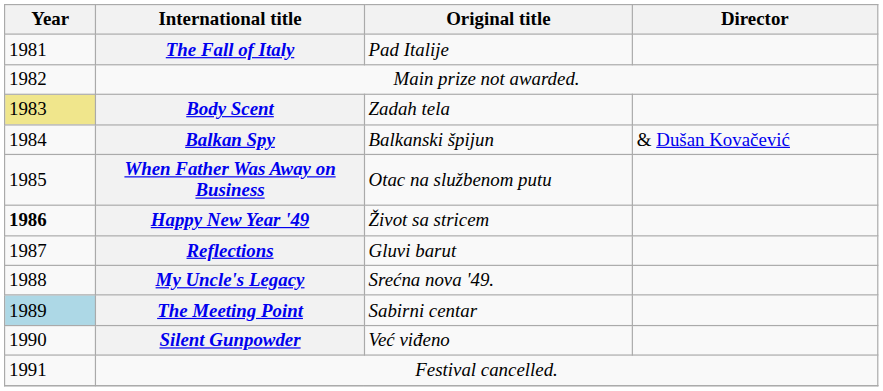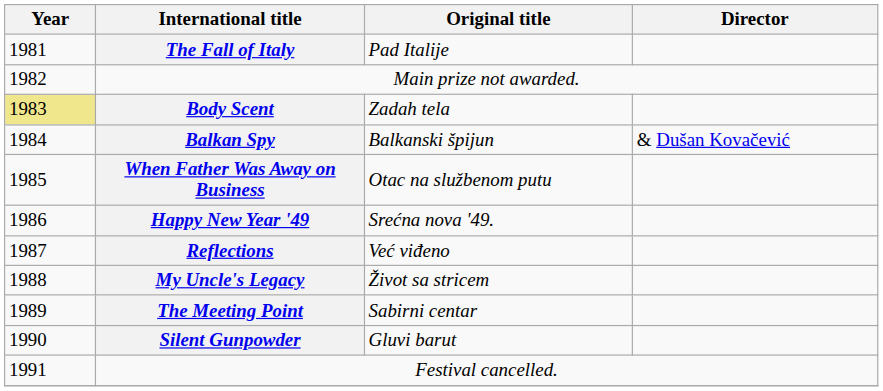(28, 220) bold -> (28, 220) normal
(429, 220) Život sa stricem -> (431, 220) Srećna nova '49.
(412, 250) Gluvi barut -> (409, 250) Već viđeno
(431, 280) Srećna nova '49. -> (429, 280) Život sa stricem
(28, 310) lightblue background -> (28, 310) no background
(409, 340) Već viđeno -> (412, 340) Gluvi barut
